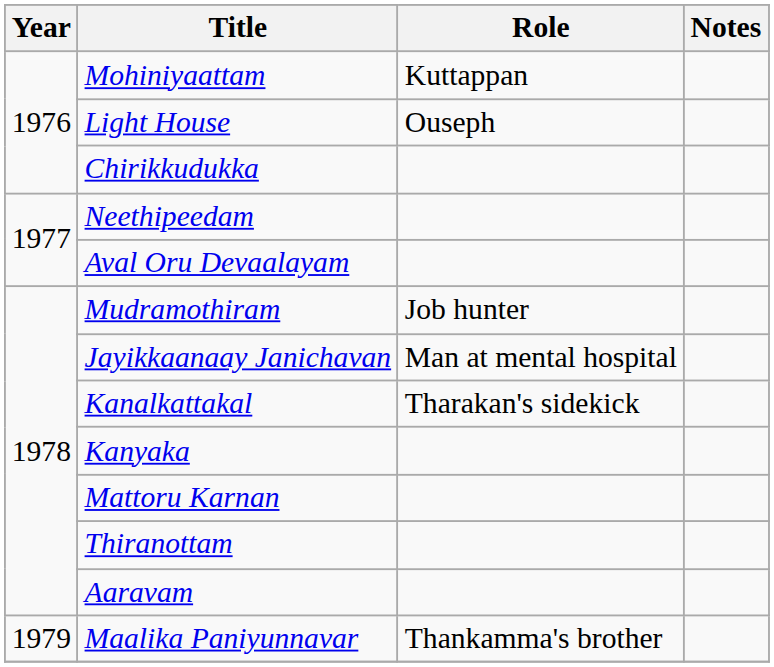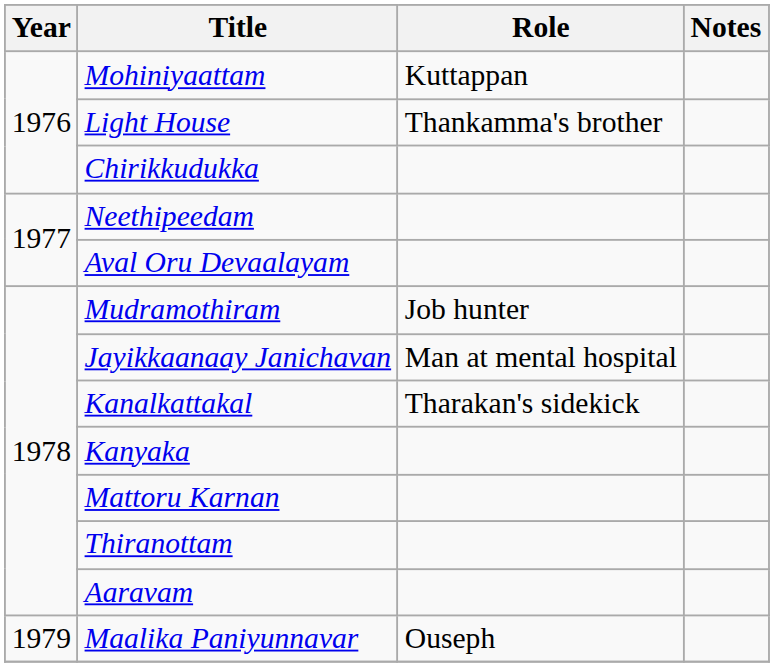(450, 121) Ouseph -> (534, 121) Thankamma's brother
(534, 638) Thankamma's brother -> (450, 638) Ouseph
